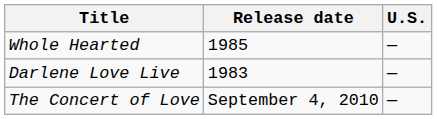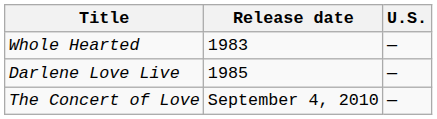(228, 46) 1985 -> (228, 46) 1983
(228, 73) 1983 -> (228, 73) 1985
